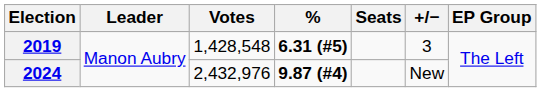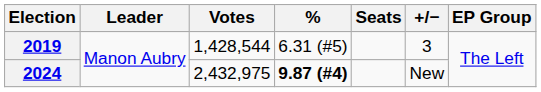(232, 45) 1,428,548 -> (232, 45) 1,428,544
(313, 45) bold -> (313, 45) normal
(232, 73) 2,432,976 -> (232, 73) 2,432,975
